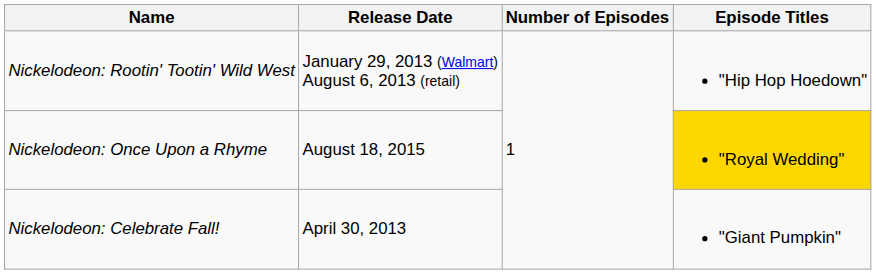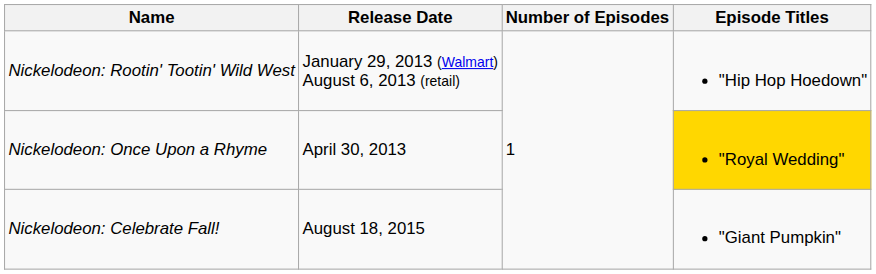(364, 149) August 18, 2015 -> (354, 149) April 30, 2013
(354, 229) April 30, 2013 -> (364, 229) August 18, 2015
